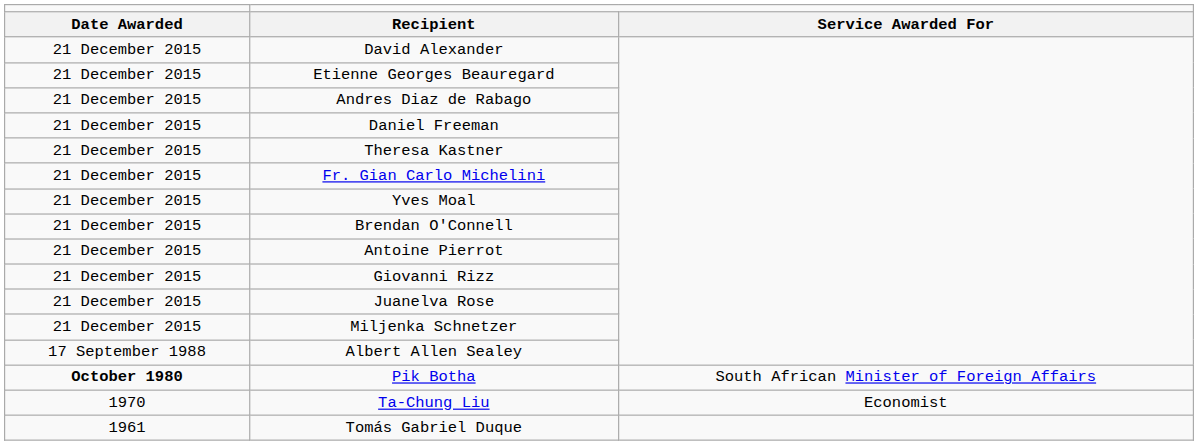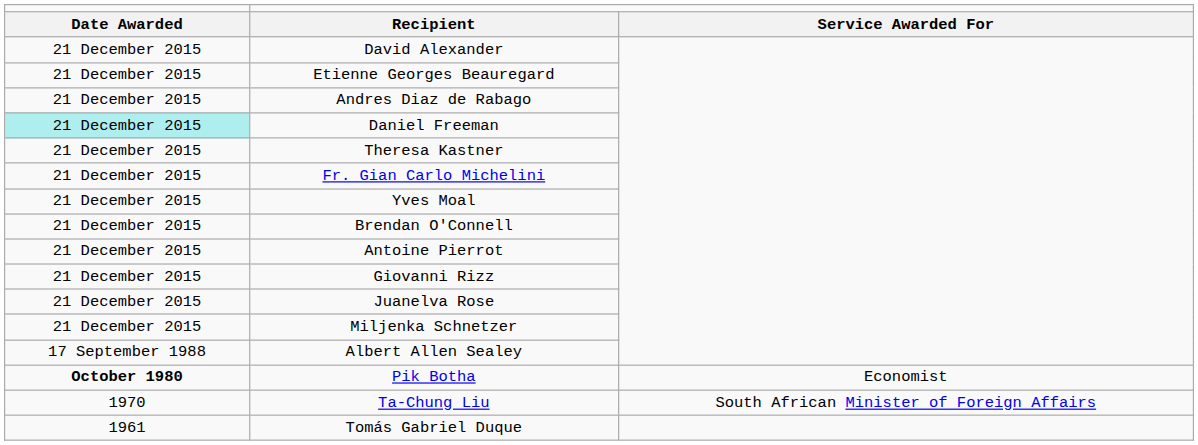(127, 125) no background -> (127, 125) paleturquoise background
(906, 378) South African Minister of Foreign Affairs -> (906, 378) Economist
(906, 403) Economist -> (906, 403) South African Minister of Foreign Affairs
